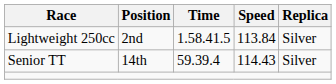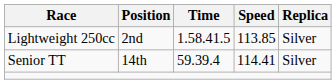(256, 38) 113.84 -> (256, 38) 113.85
(256, 60) 114.43 -> (256, 60) 114.41
